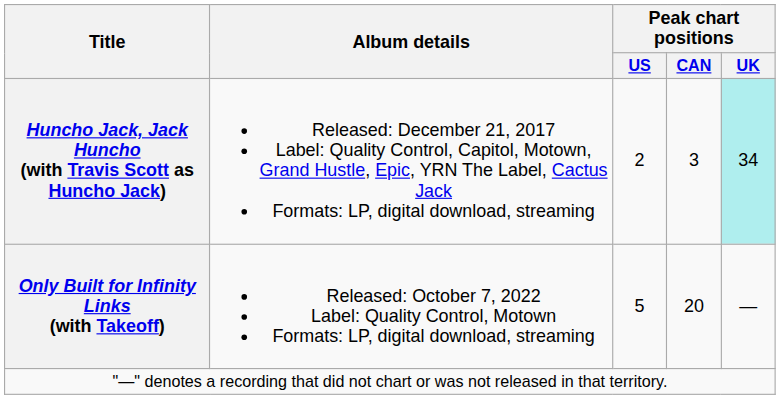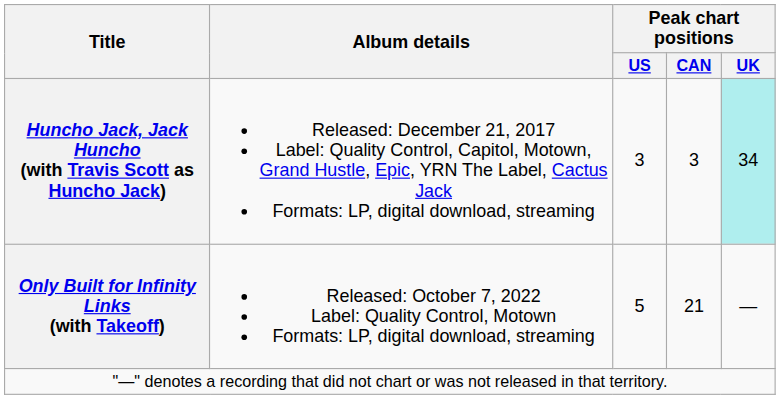(640, 161) 2 -> (640, 161) 3
(694, 305) 20 -> (694, 305) 21
